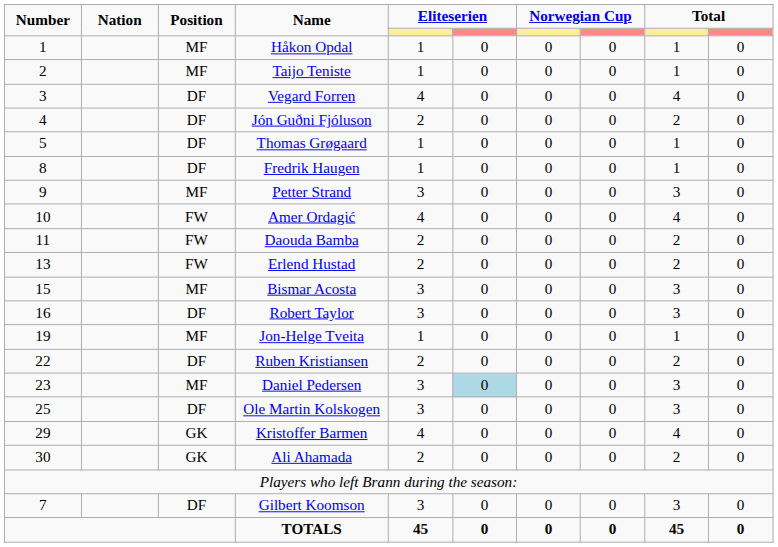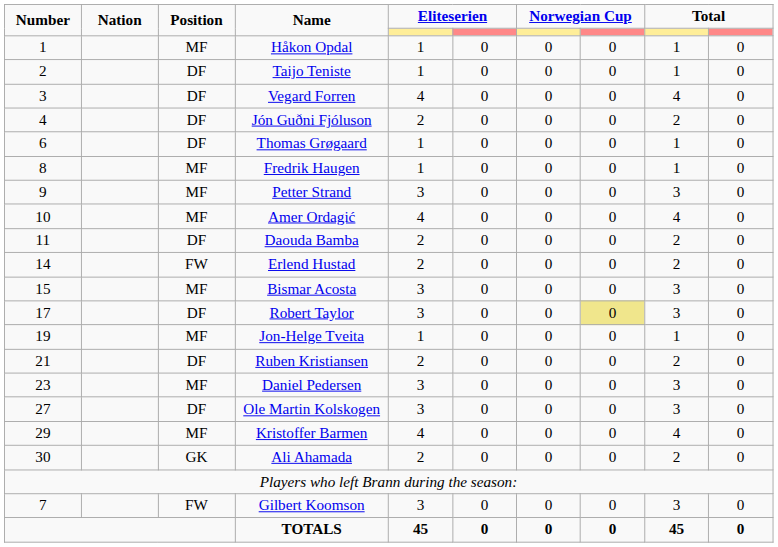(196, 71) MF -> (196, 71) DF
(43, 144) 5 -> (43, 144) 6
(196, 168) DF -> (196, 168) MF
(196, 216) FW -> (196, 216) MF
(196, 240) FW -> (196, 240) DF
(43, 264) 13 -> (43, 264) 14
(43, 312) 16 -> (43, 312) 17
(613, 312) no background -> (613, 312) khaki background
(43, 361) 22 -> (43, 361) 21
(484, 385) lightblue background -> (484, 385) no background
(43, 409) 25 -> (43, 409) 27
(196, 433) GK -> (196, 433) MF
(196, 505) DF -> (196, 505) FW
